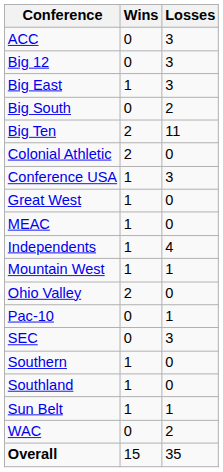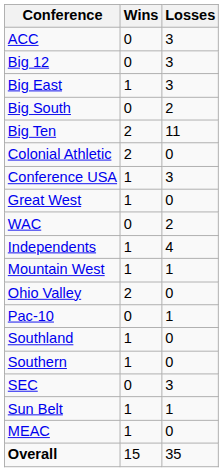rows swapped: (29, 223) <-> (25, 431)
rows swapped: (23, 339) <-> (41, 385)
